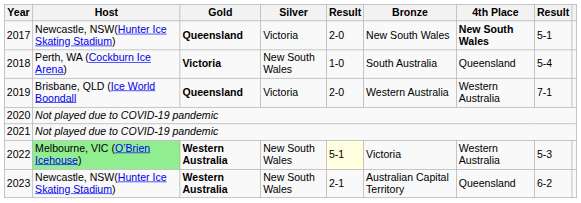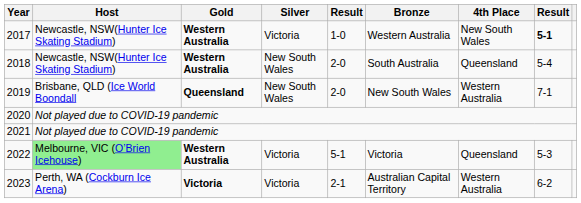(213, 35) Queensland -> (206, 35) Western Australia
(337, 35) 2-0 -> (338, 35) 1-0
(408, 35) New South Wales -> (409, 35) Western Australia
(486, 35) bold -> (487, 35) normal
(545, 35) normal -> (545, 35) bold
(93, 64) Perth, WA (Cockburn Ice Arena) -> (101, 64) Newcastle, NSW(Hunter Ice Skating Stadium)
(202, 64) Victoria -> (206, 64) Western Australia
(337, 64) 1-0 -> (338, 64) 2-0
(281, 92) Victoria -> (290, 92) New South Wales
(407, 92) Western Australia -> (409, 92) New South Wales
(289, 154) New South Wales -> (282, 154) Victoria
(337, 154) lightyellow background -> (338, 154) no background
(479, 154) Western Australia -> (489, 154) Queensland
(101, 183) Newcastle, NSW(Hunter Ice Skating Stadium) -> (93, 183) Perth, WA (Cockburn Ice Arena)
(205, 183) Western Australia -> (203, 183) Victoria
(289, 183) New South Wales -> (282, 183) Victoria
(487, 183) Queensland -> (481, 183) Western Australia
